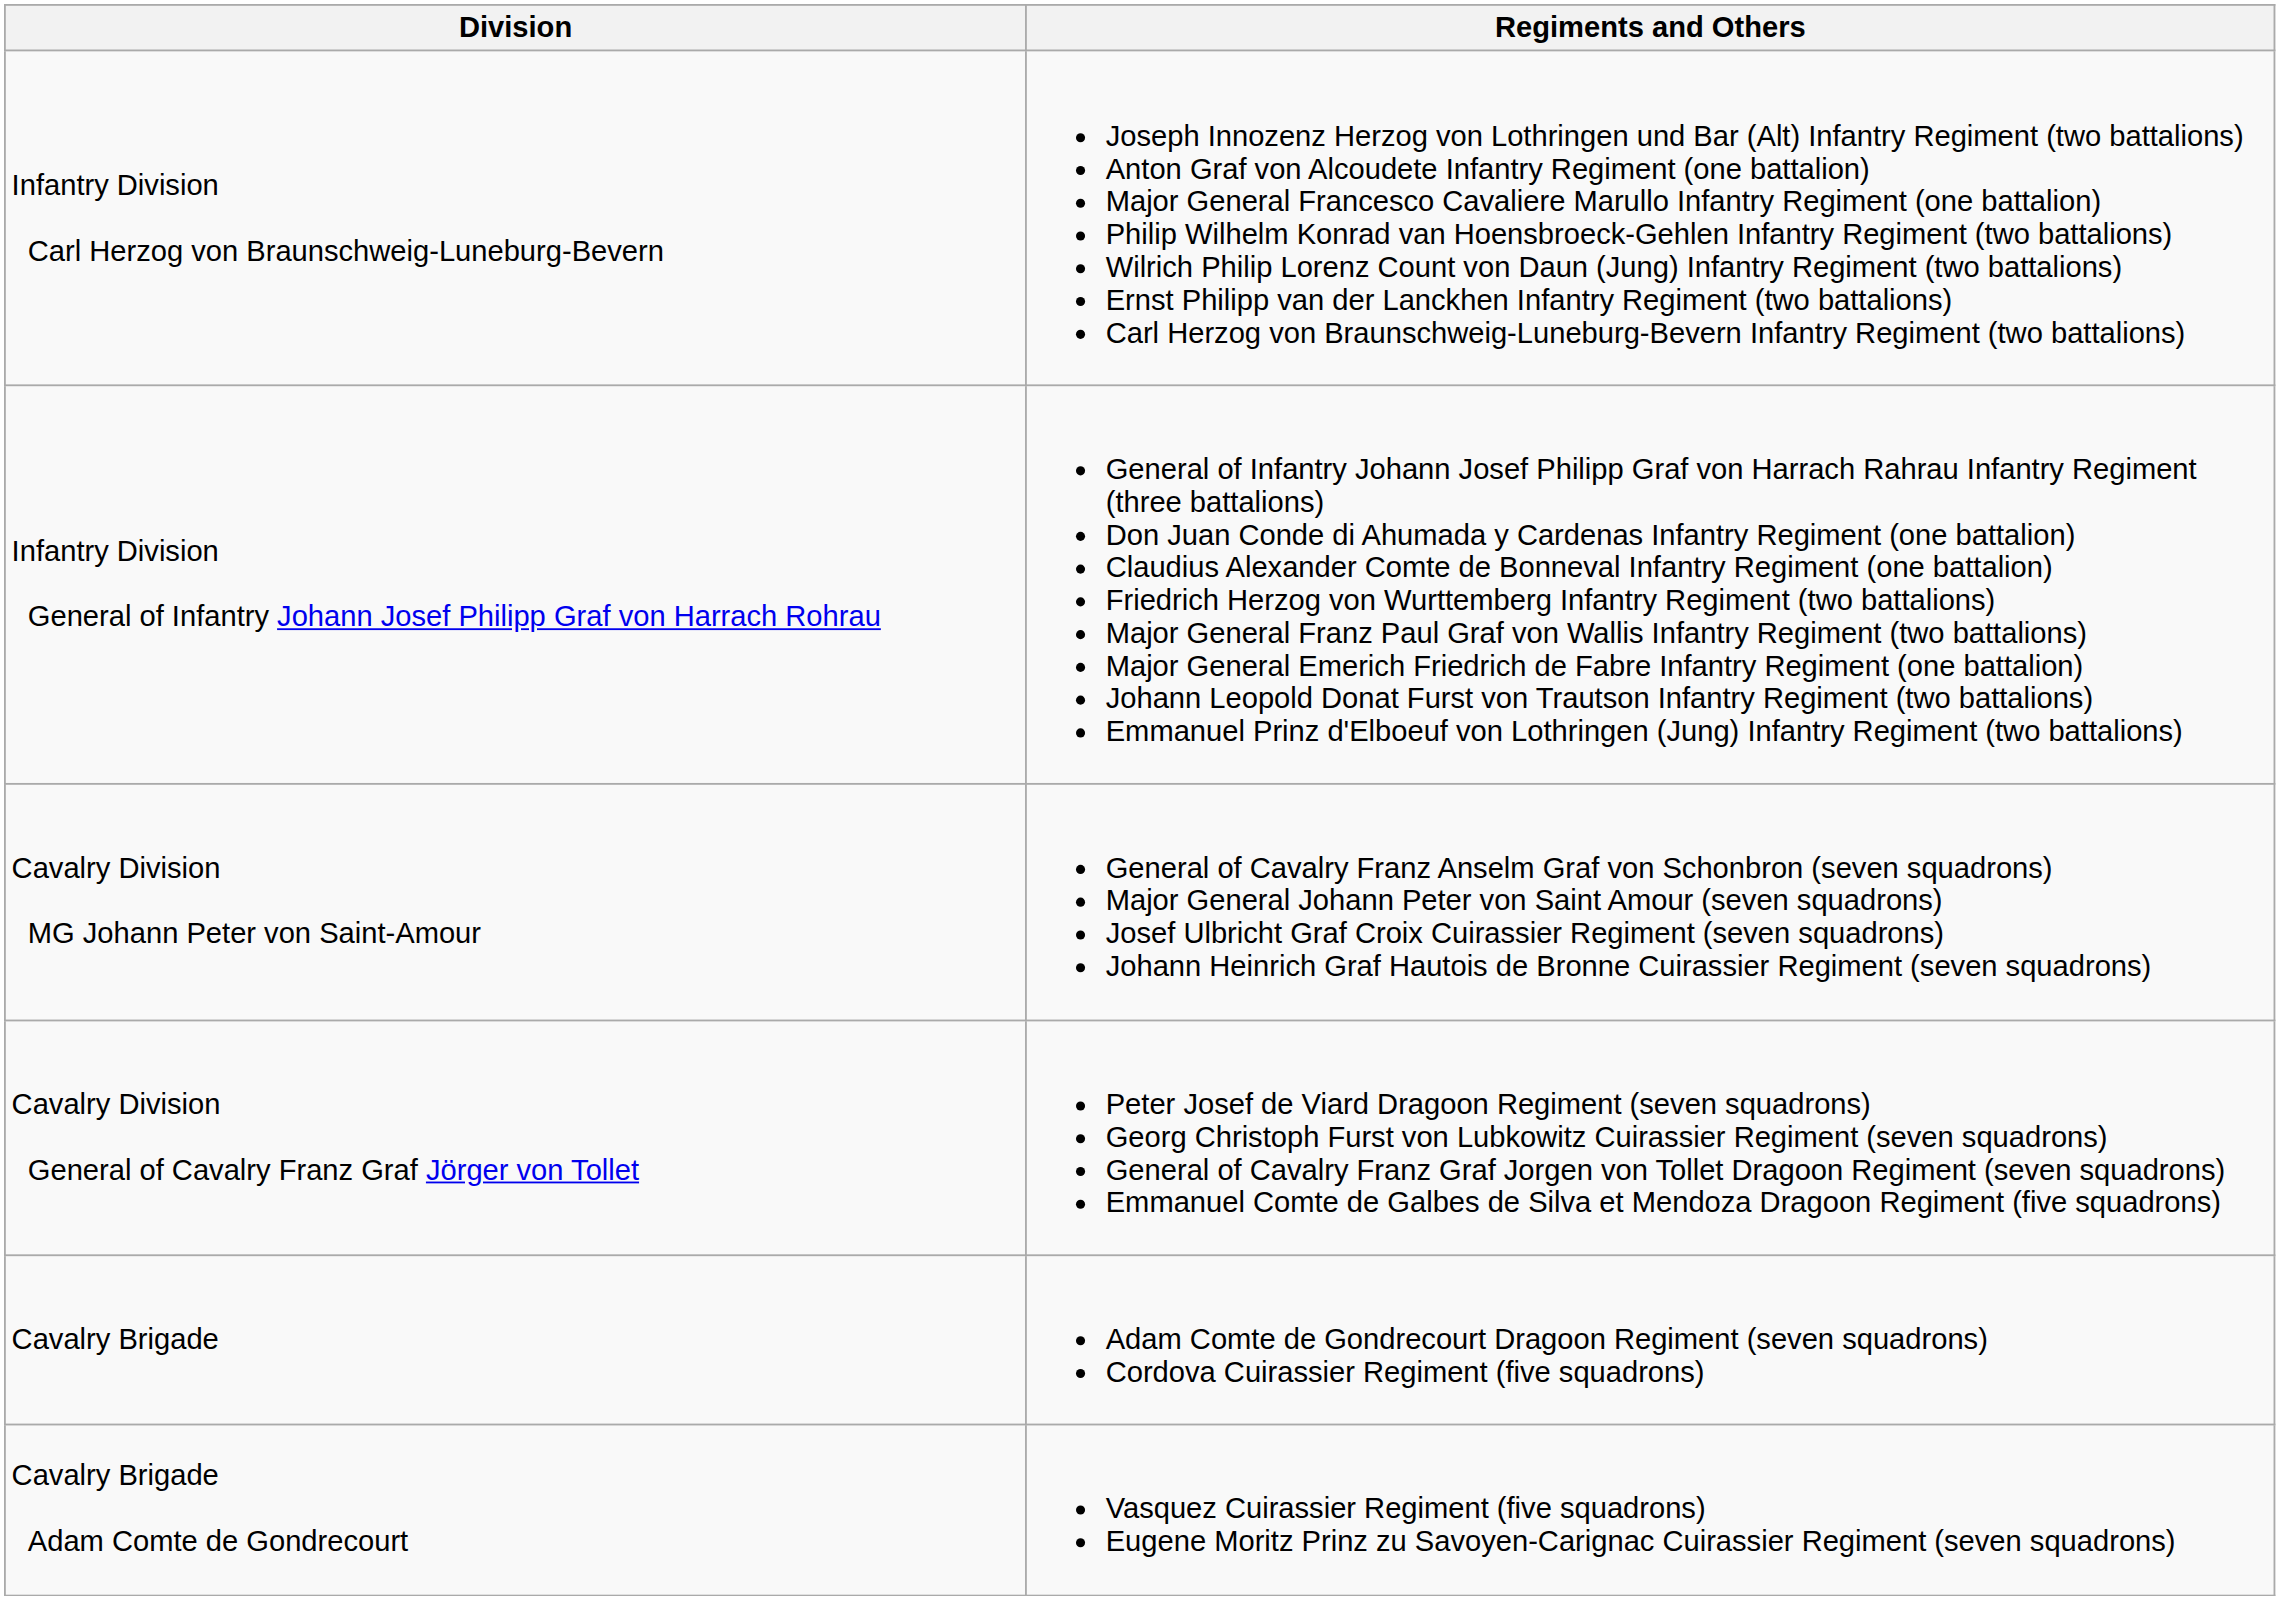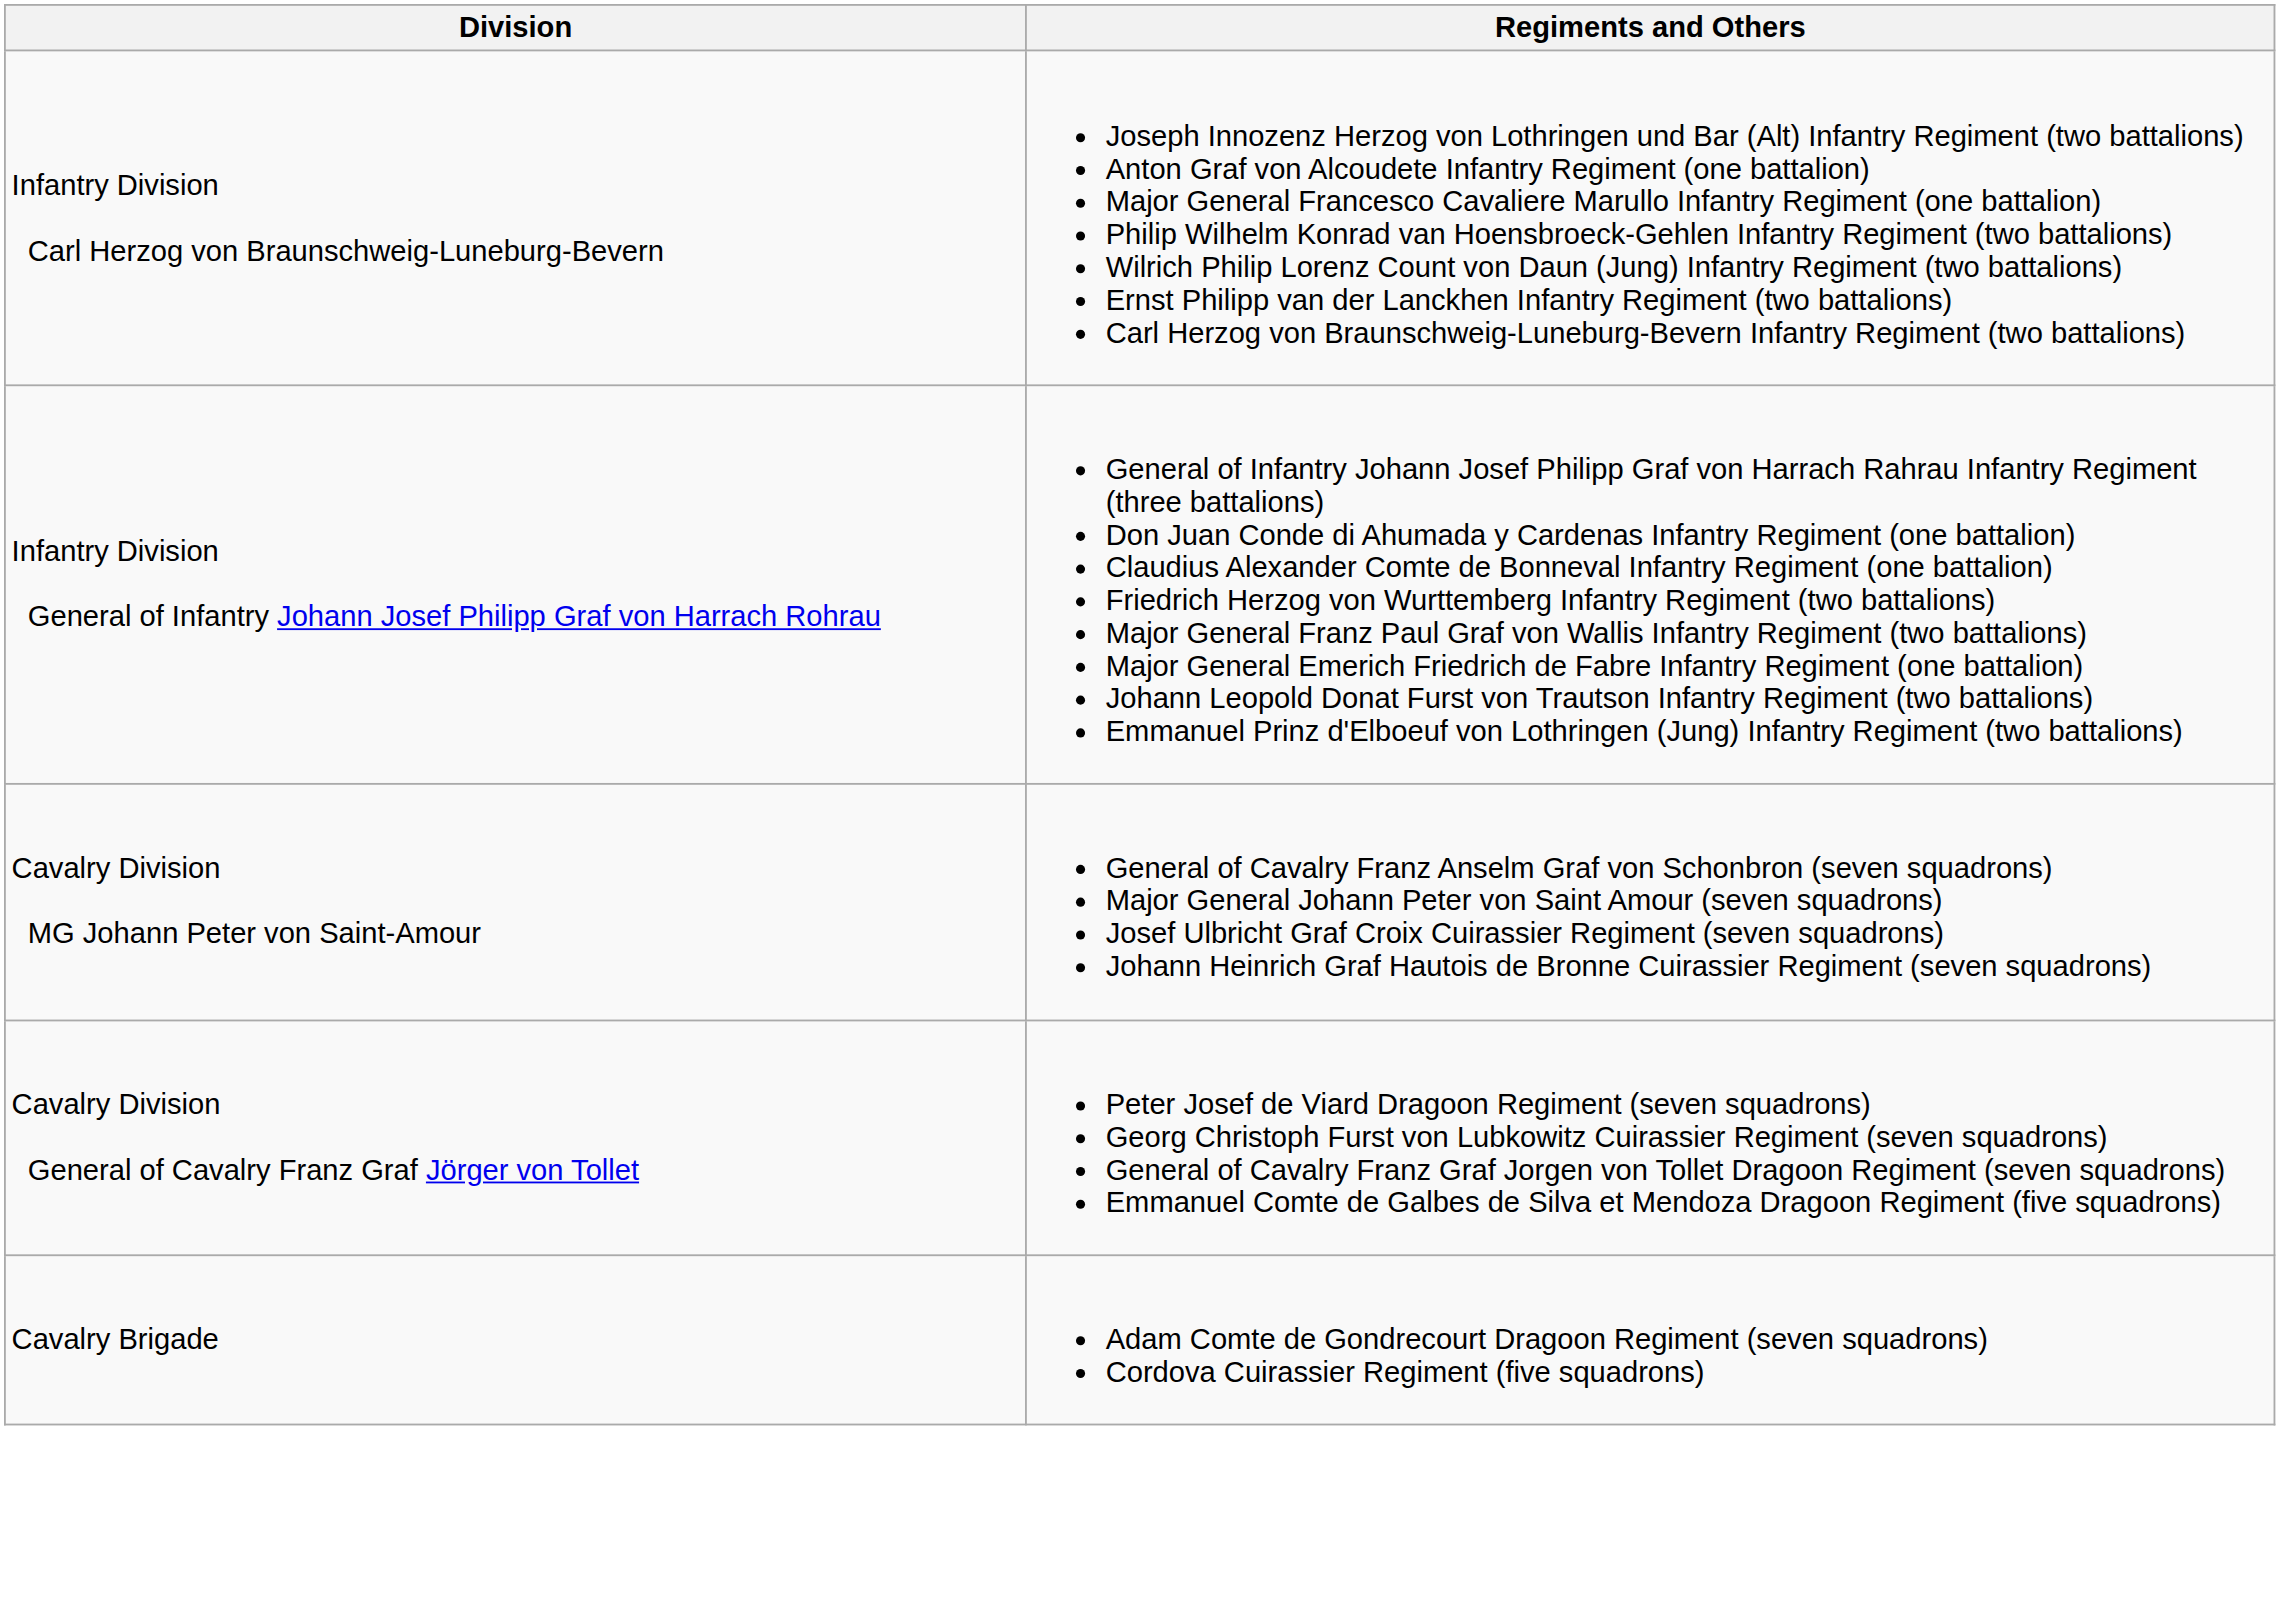- row: (210, 1509)
